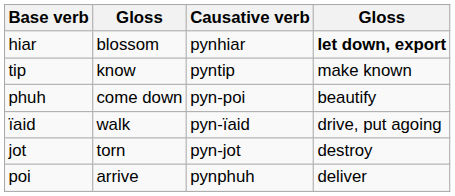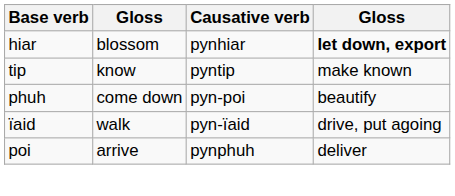- row: (17, 151)
